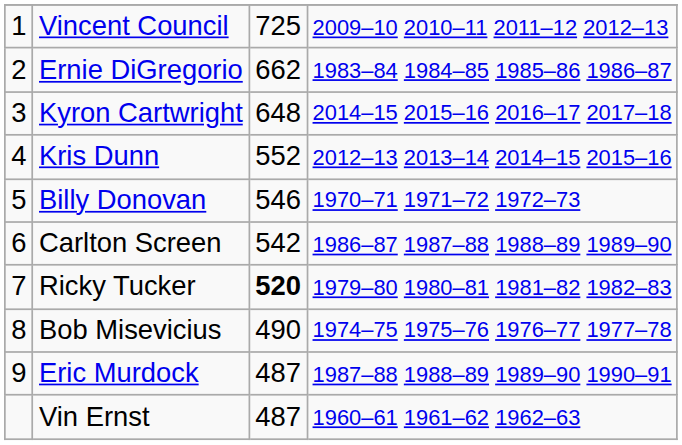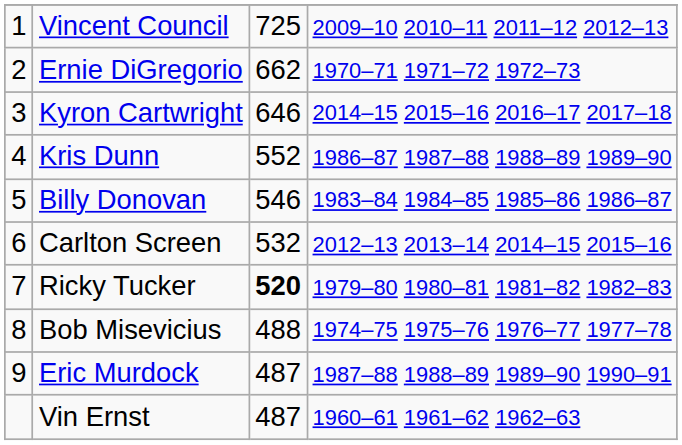(492, 70) 1983–84 1984–85 1985–86 1986–87 -> (446, 70) 1970–71 1971–72 1972–73
(278, 112) 648 -> (278, 112) 646
(492, 157) 2012–13 2013–14 2014–15 2015–16 -> (492, 157) 1986–87 1987–88 1988–89 1989–90
(446, 200) 1970–71 1971–72 1972–73 -> (492, 200) 1983–84 1984–85 1985–86 1986–87
(278, 243) 542 -> (278, 243) 532
(492, 244) 1986–87 1987–88 1988–89 1989–90 -> (492, 244) 2012–13 2013–14 2014–15 2015–16
(278, 329) 490 -> (278, 329) 488
